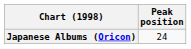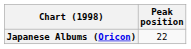(162, 37) 24 -> (162, 37) 22
